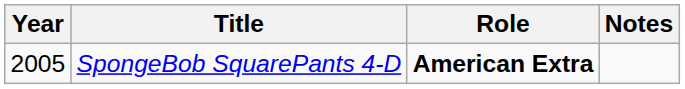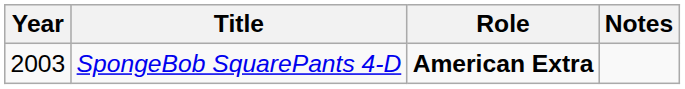(38, 63) 2005 -> (38, 63) 2003
